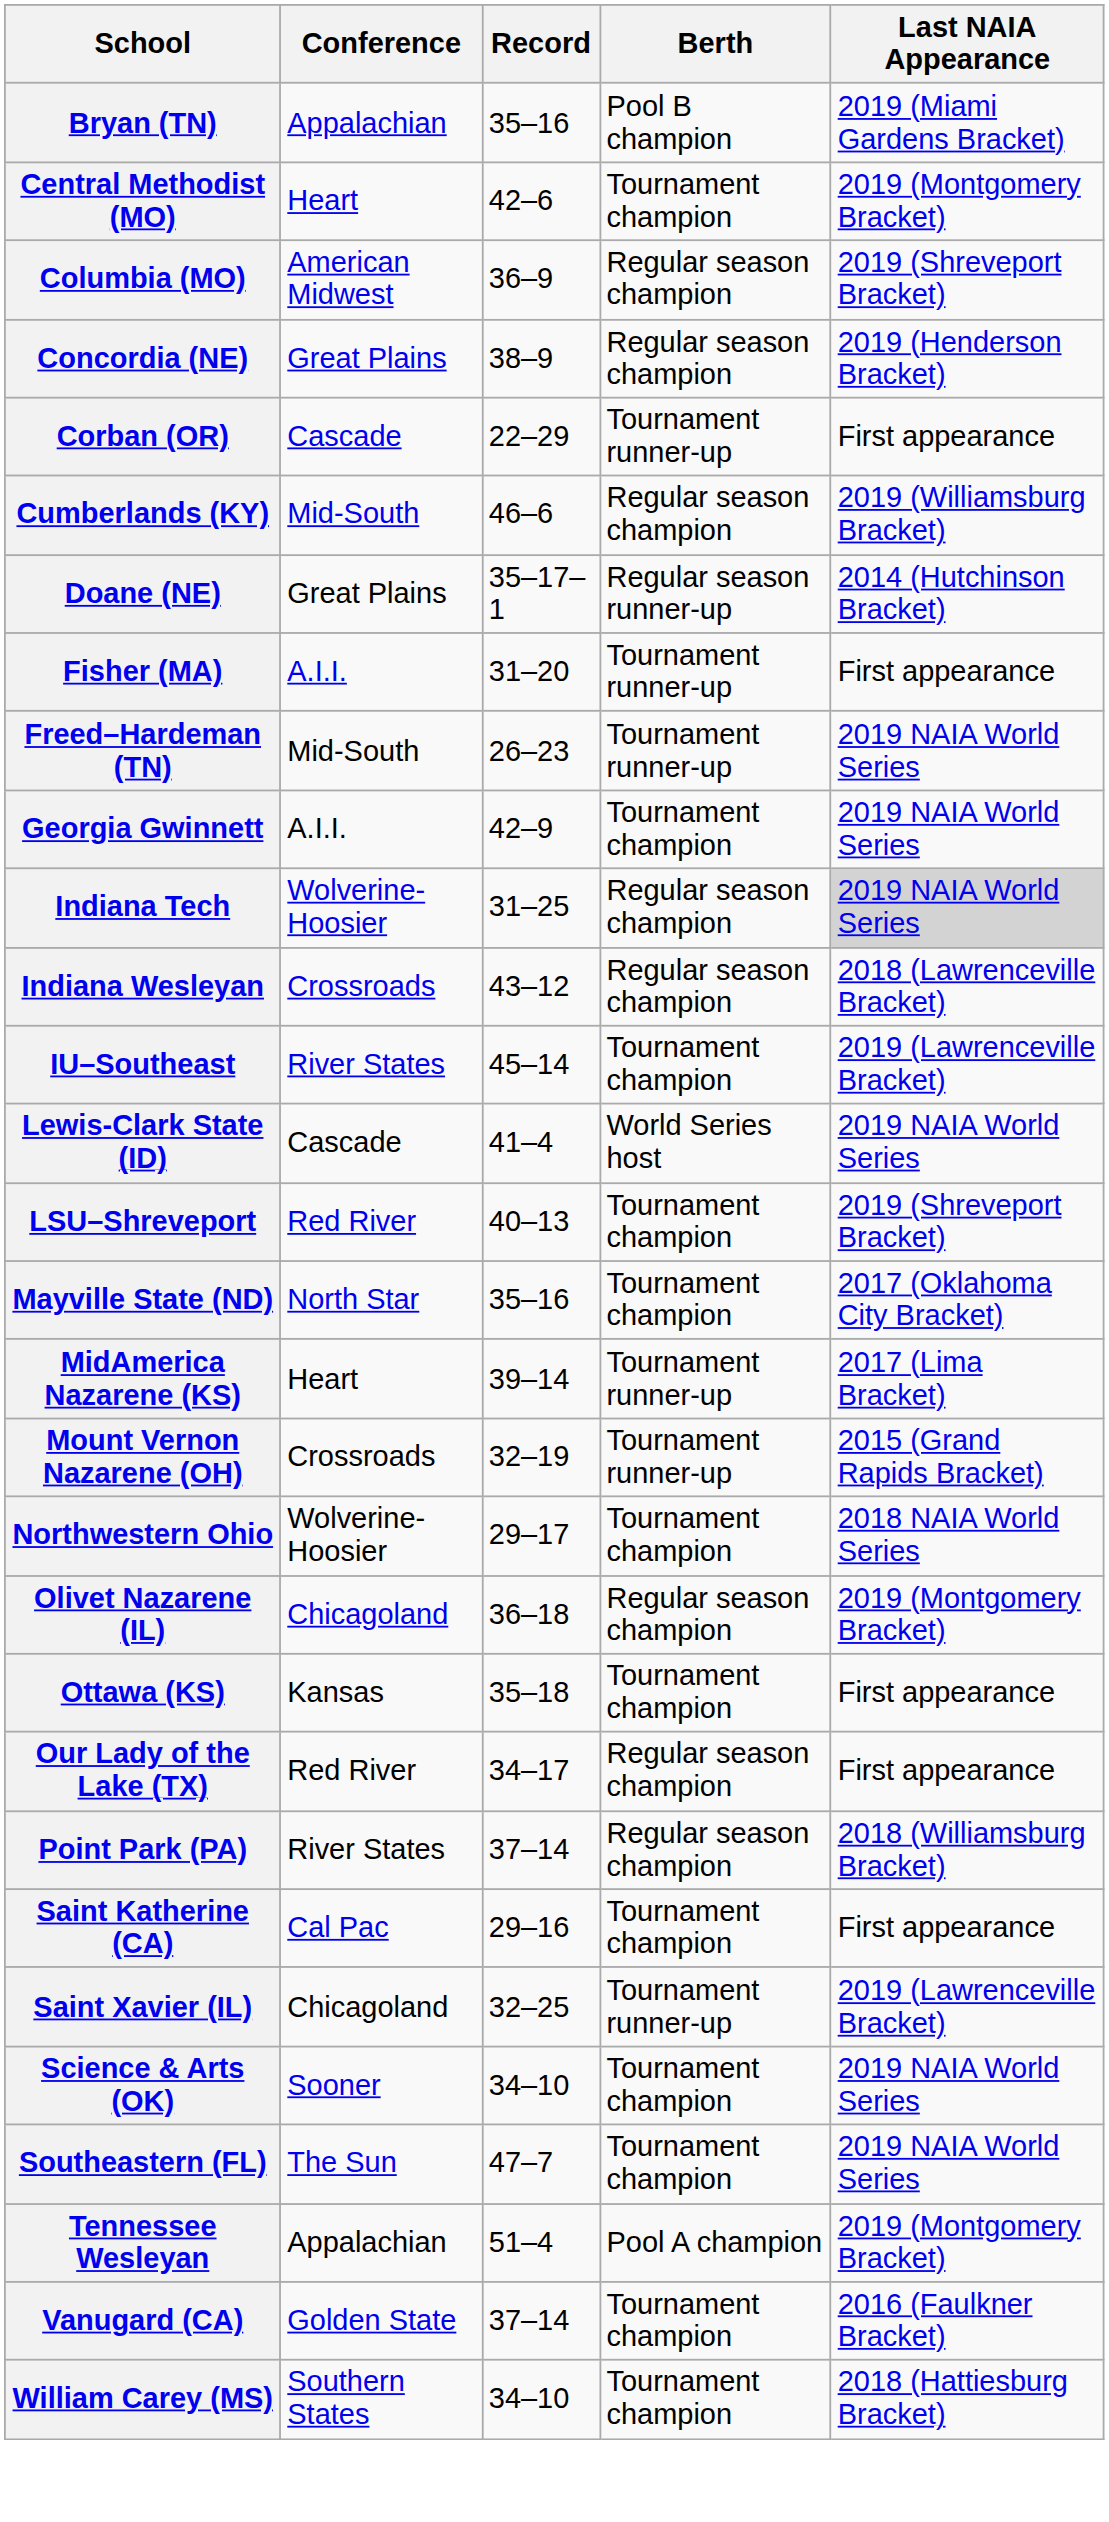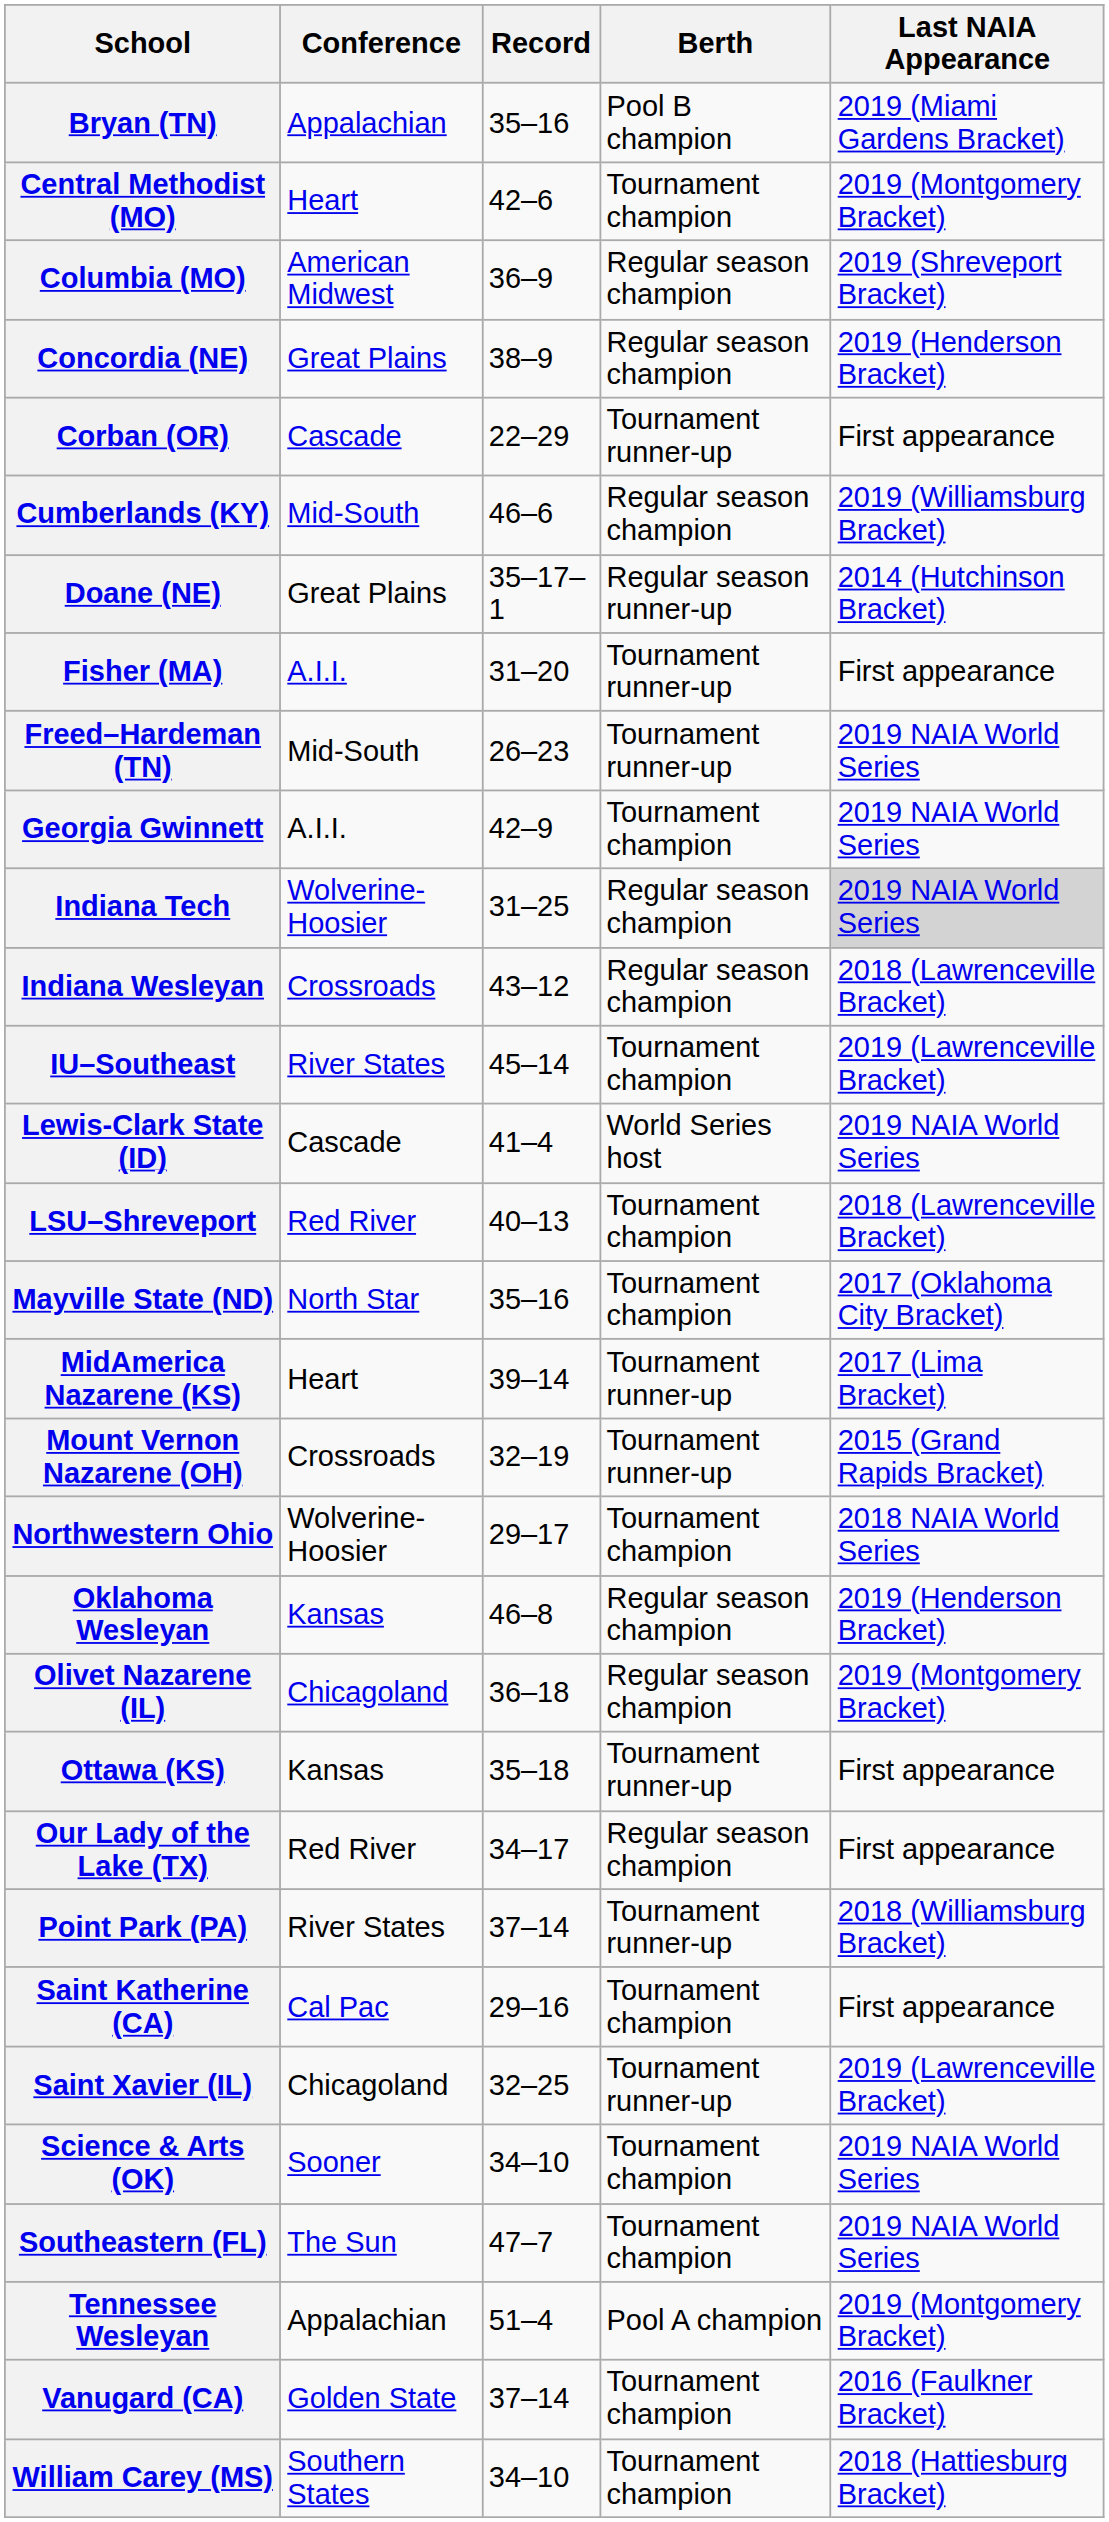(950, 1221) 2019 (Shreveport Bracket) -> (966, 1221) 2018 (Lawrenceville Bracket)
+ row: (143, 1613)
(683, 1692) Tournament champion -> (683, 1770) Tournament runner-up
(708, 1849) Regular season champion -> (683, 1927) Tournament runner-up
